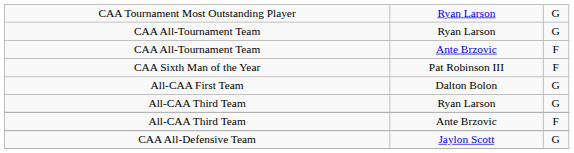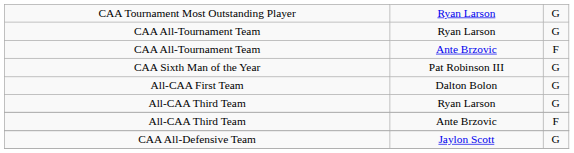(556, 67) F -> (556, 67) G
